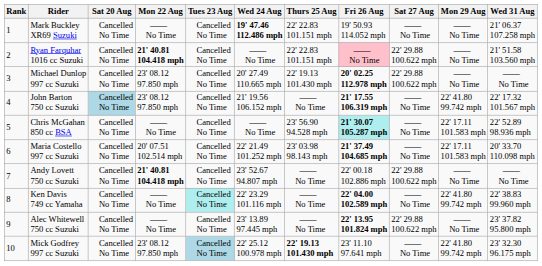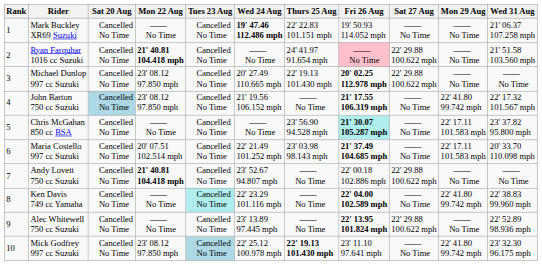(309, 54) 22' 22.83 101.151 mph -> (307, 54) 24' 41.97 91.654 mph
(510, 127) 22' 52.89 98.936 mph -> (510, 127) 23' 37.82 95.800 mph
(510, 224) 23' 37.82 95.800 mph -> (510, 224) 22' 52.89 98.936 mph
